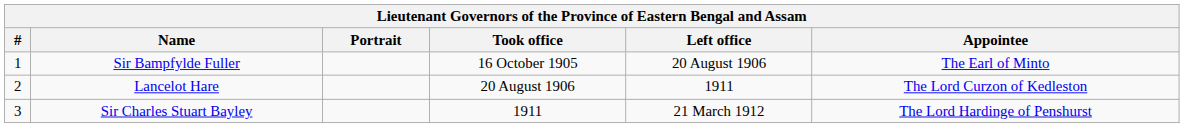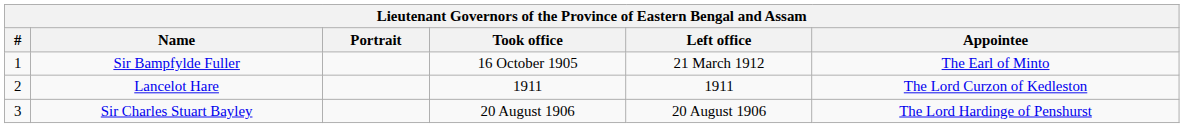(719, 63) 20 August 1906 -> (719, 63) 21 March 1912
(528, 87) 20 August 1906 -> (528, 87) 1911
(528, 110) 1911 -> (528, 110) 20 August 1906
(719, 110) 21 March 1912 -> (719, 110) 20 August 1906
